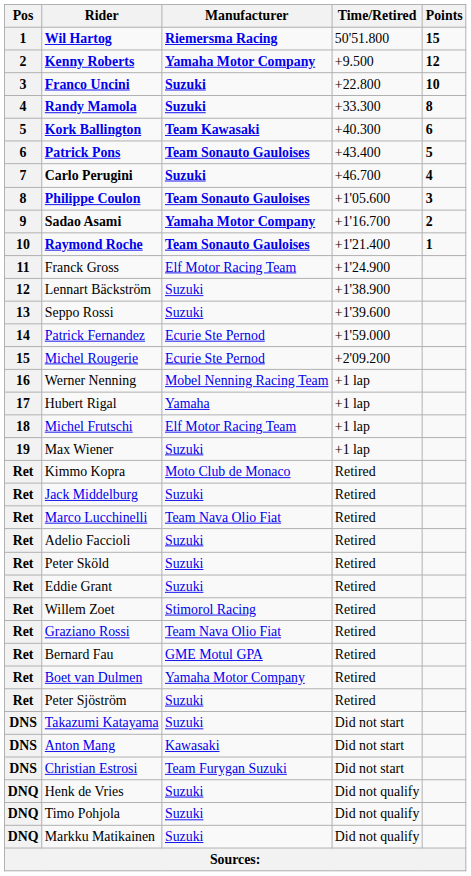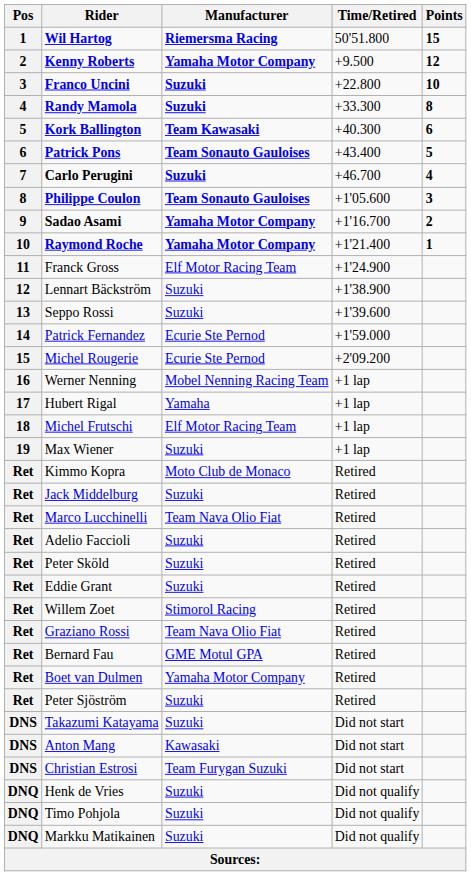(237, 244) Team Sonauto Gauloises -> (240, 244) Yamaha Motor Company
